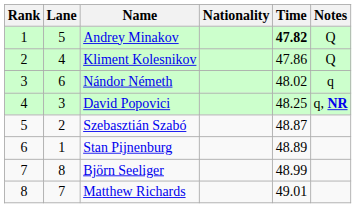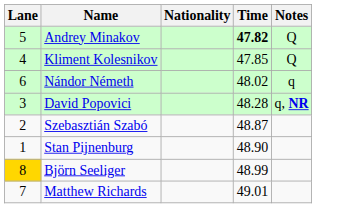- column: (24, 15)
(291, 59) 47.86 -> (253, 59) 47.85
(291, 103) 48.25 -> (253, 103) 48.28
(291, 147) 48.89 -> (253, 147) 48.90
(62, 170) no background -> (23, 170) gold background
